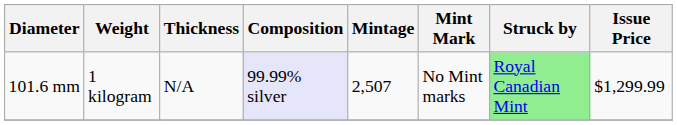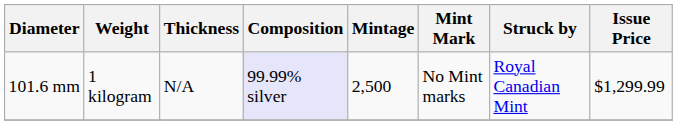(372, 85) 2,507 -> (372, 85) 2,500
(527, 85) lightgreen background -> (527, 85) no background
